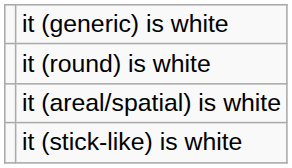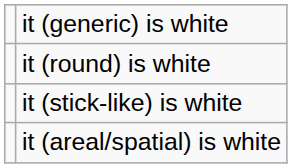rows swapped: (132, 142) <-> (151, 102)
